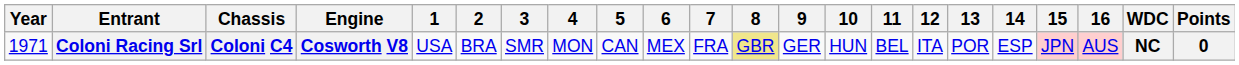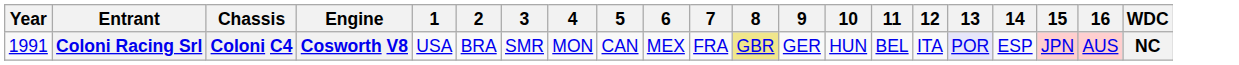- column: (1204, 18)
(28, 46) 1971 -> (28, 46) 1991
(970, 46) no background -> (970, 46) lavender background
